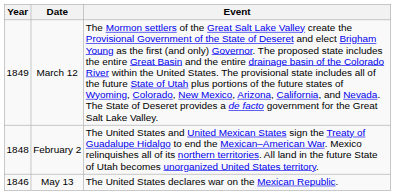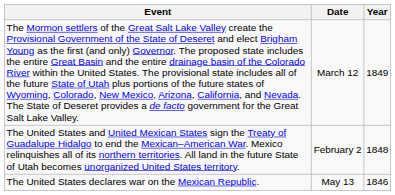columns swapped: (18, 12) <-> (237, 12)
